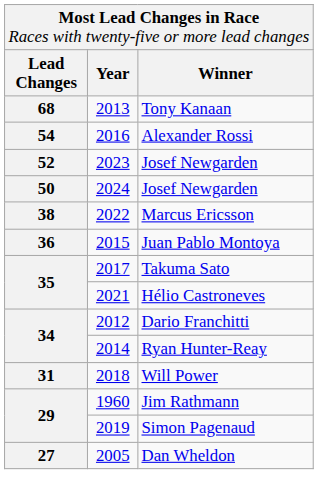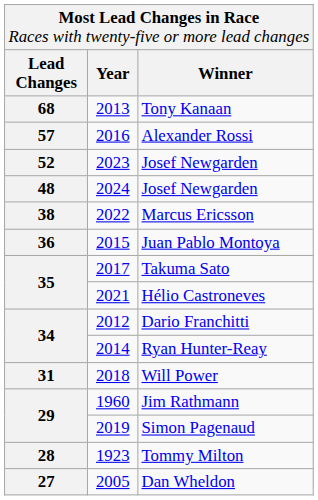(46, 135) 54 -> (46, 135) 57
(46, 188) 50 -> (46, 188) 48
+ row: (113, 455)
